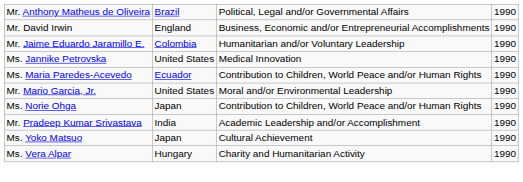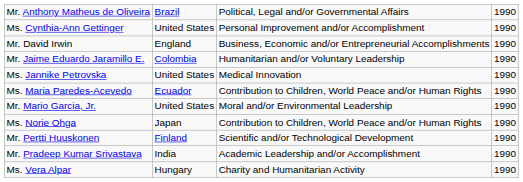+ row: (65, 28)
+ row: (53, 138)
- row: (44, 138)
